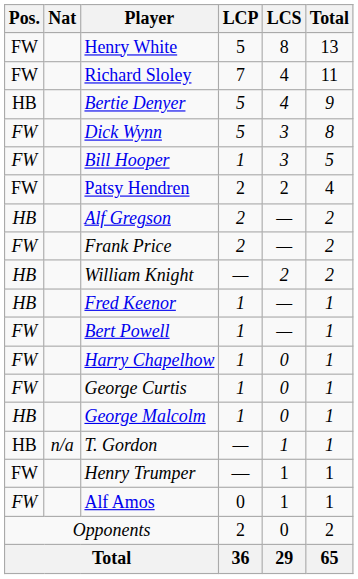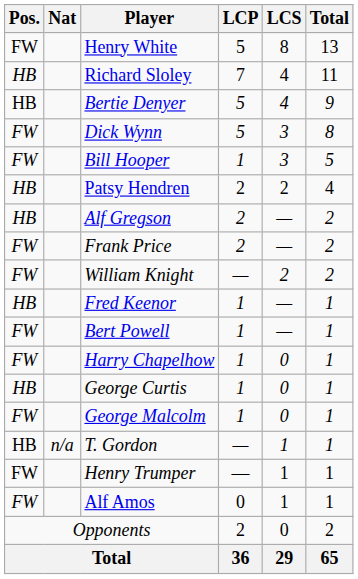(24, 75) FW -> (24, 75) HB
(24, 189) FW -> (24, 189) HB
(24, 274) HB -> (24, 274) FW
(24, 388) FW -> (24, 388) HB
(24, 416) HB -> (24, 416) FW
